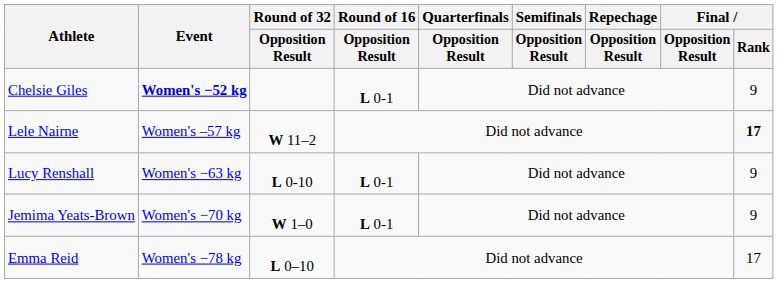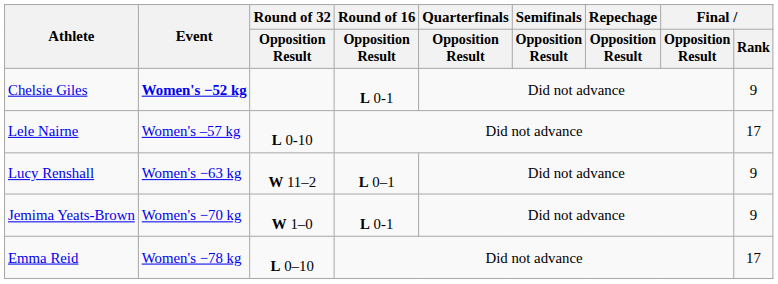(292, 140) W 11–2 -> (292, 140) L 0-10
(753, 131) bold -> (753, 131) normal
(292, 182) L 0-10 -> (292, 182) W 11–2
(377, 182) L 0-1 -> (377, 182) L 0–1
